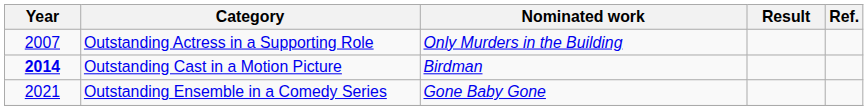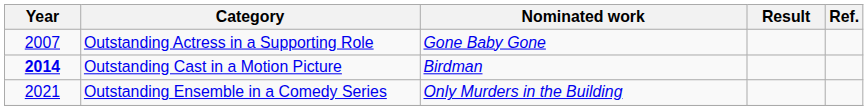(523, 42) Only Murders in the Building -> (485, 42) Gone Baby Gone
(485, 92) Gone Baby Gone -> (523, 92) Only Murders in the Building
